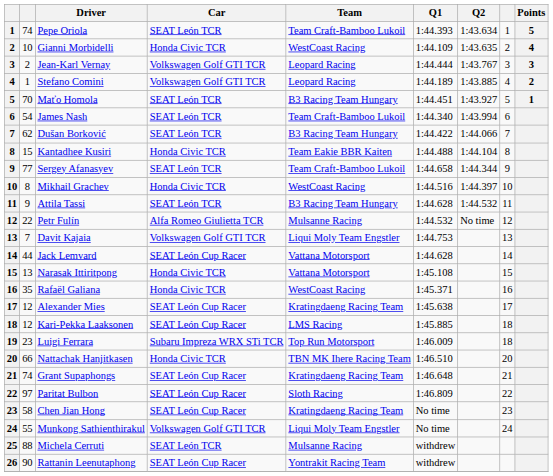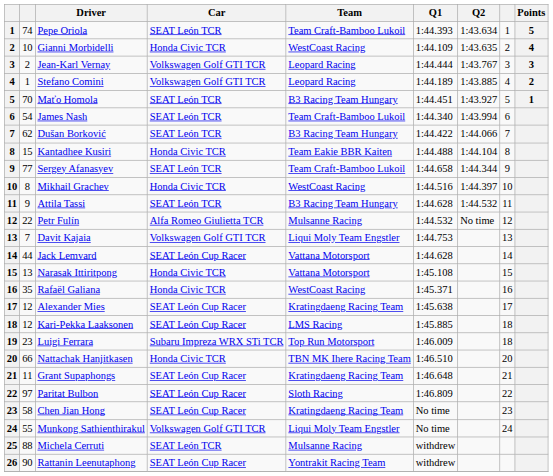(27, 376) 74 -> (27, 376) 11
